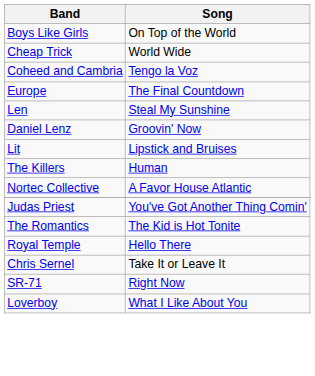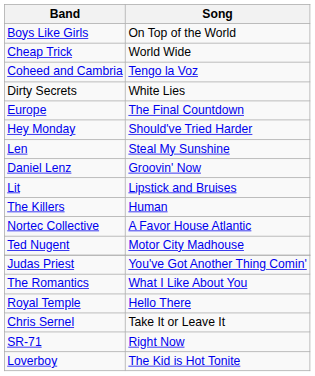+ row: (42, 91)
+ row: (41, 129)
+ row: (38, 245)
(184, 226) The Kid is Hot Tonite -> (188, 284) What I Like About You
(188, 303) What I Like About You -> (184, 361) The Kid is Hot Tonite
